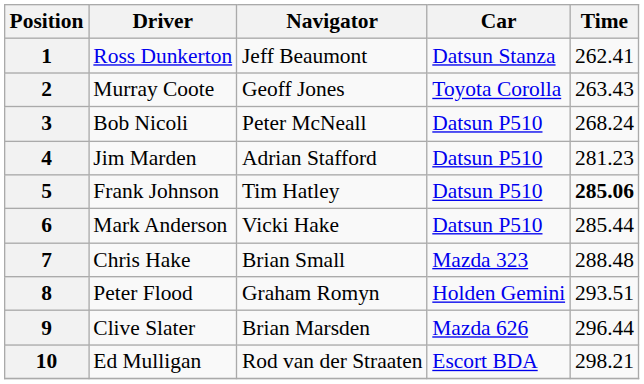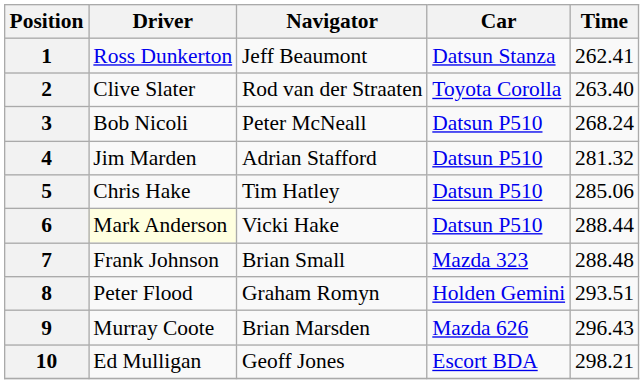(154, 89) Murray Coote -> (144, 89) Clive Slater
(293, 89) Geoff Jones -> (332, 89) Rod van der Straaten
(604, 89) 263.43 -> (604, 89) 263.40
(604, 157) 281.23 -> (604, 157) 281.32
(156, 191) Frank Johnson -> (142, 191) Chris Hake
(604, 191) bold -> (604, 191) normal
(160, 225) no background -> (160, 225) lightyellow background
(604, 225) 285.44 -> (604, 225) 288.44
(142, 259) Chris Hake -> (156, 259) Frank Johnson
(144, 327) Clive Slater -> (154, 327) Murray Coote
(604, 327) 296.44 -> (604, 327) 296.43
(332, 361) Rod van der Straaten -> (293, 361) Geoff Jones
